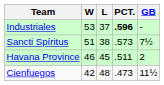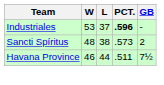(89, 42) 51 -> (89, 42) 48
(146, 42) 7½ -> (142, 42) 2
(104, 57) 45 -> (104, 57) 44
(142, 57) 2 -> (146, 57) 7½
- row: (31, 73)
